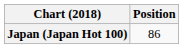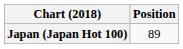(154, 33) 86 -> (154, 33) 89
